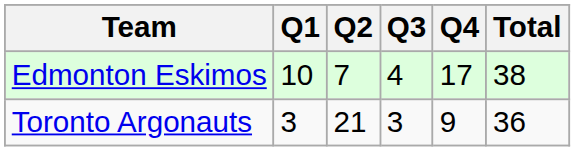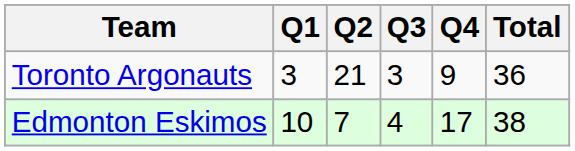rows swapped: (132, 121) <-> (139, 74)
